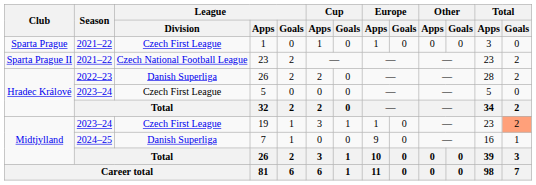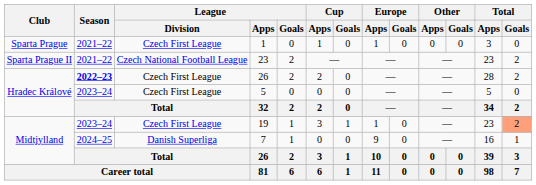(94, 76) normal -> (94, 76) bold
(182, 76) Danish Superliga -> (182, 76) Czech First League
